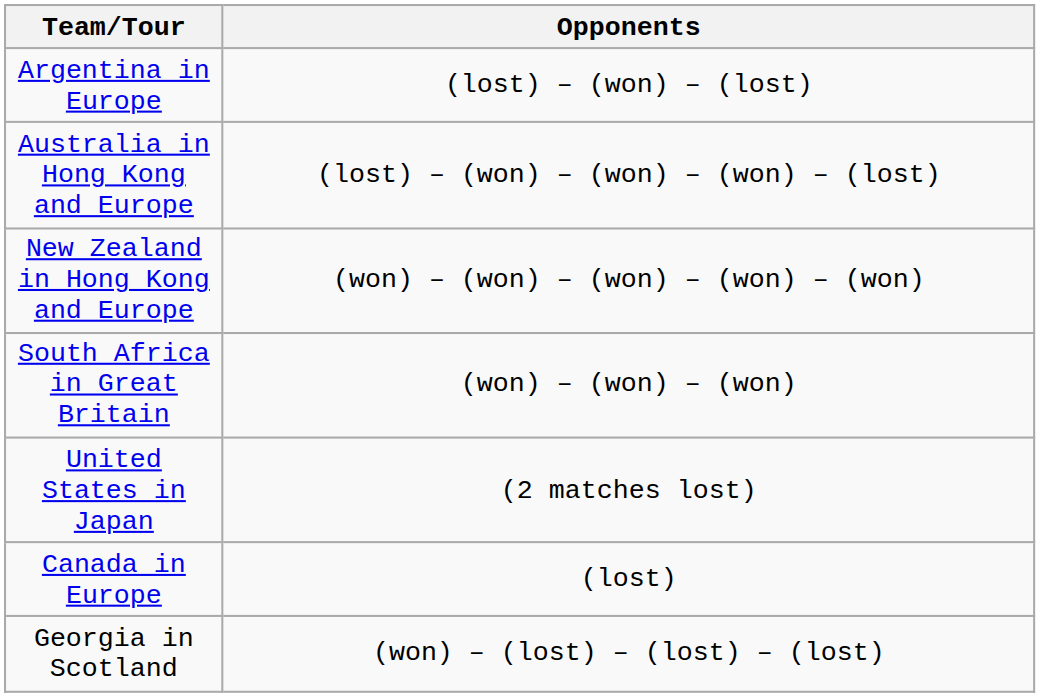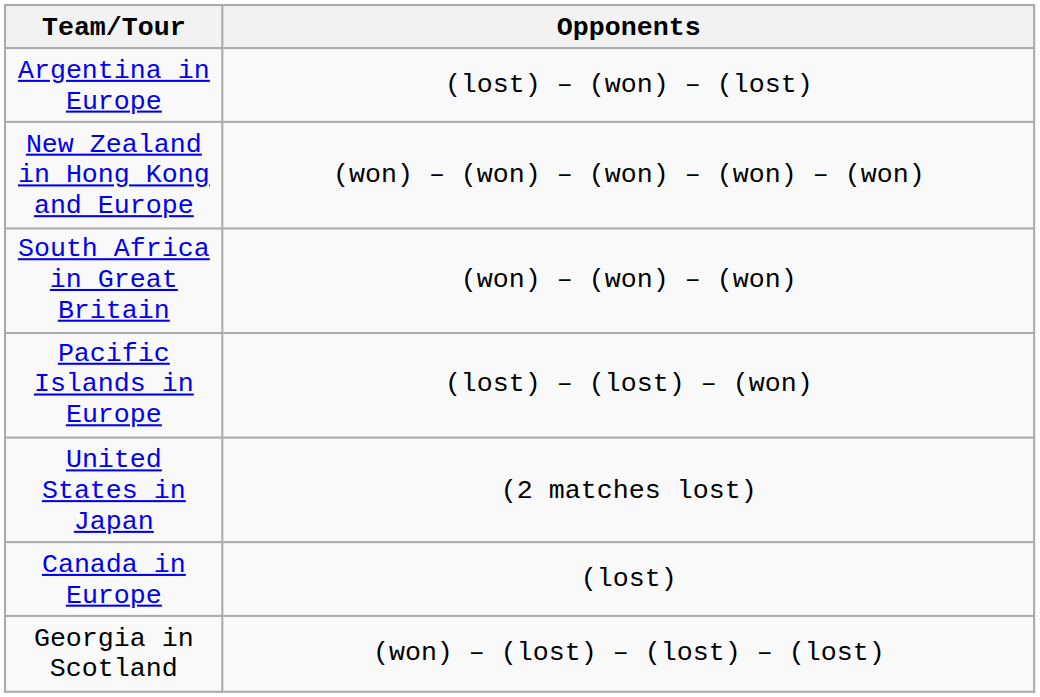- row: (114, 175)
+ row: (114, 385)
